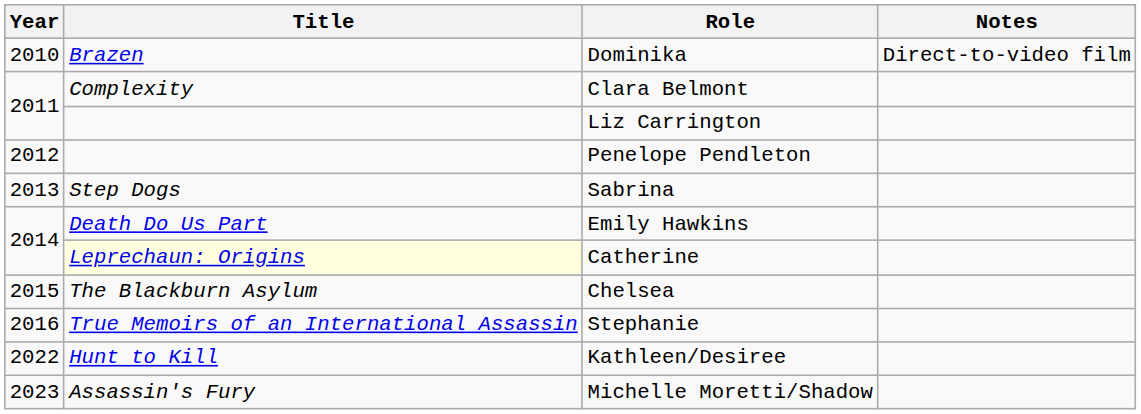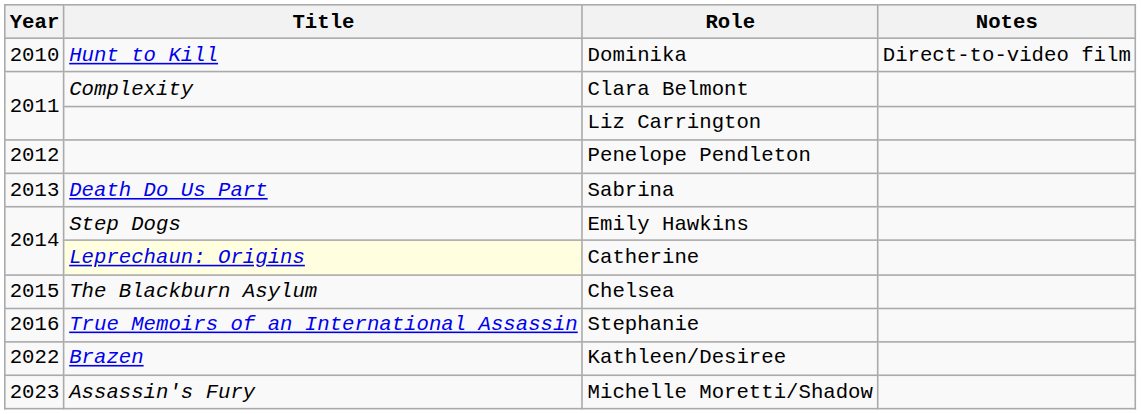(106, 55) Brazen -> (144, 55) Hunt to Kill
(125, 190) Step Dogs -> (168, 190) Death Do Us Part
(168, 224) Death Do Us Part -> (125, 224) Step Dogs
(144, 359) Hunt to Kill -> (106, 359) Brazen
